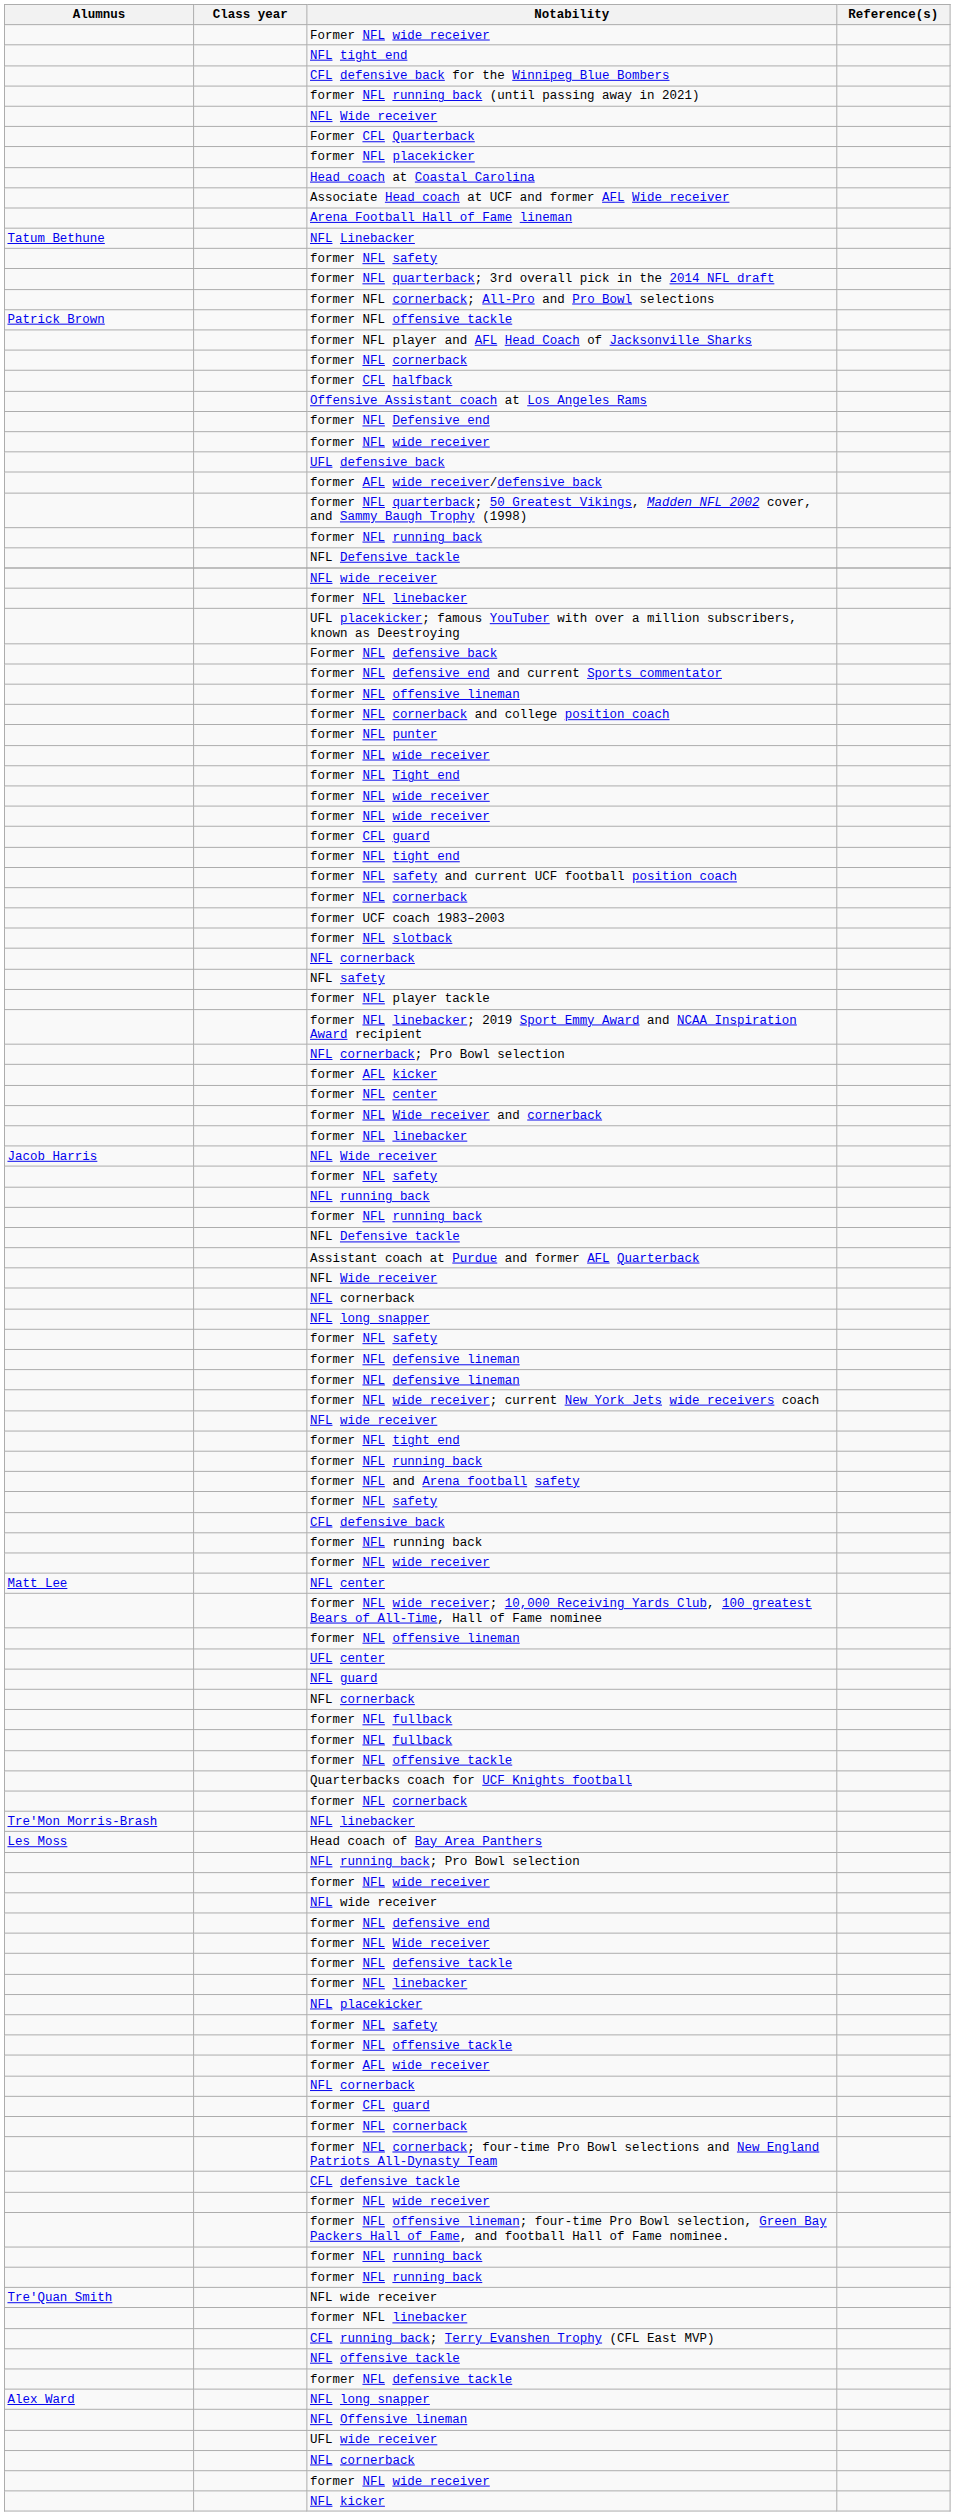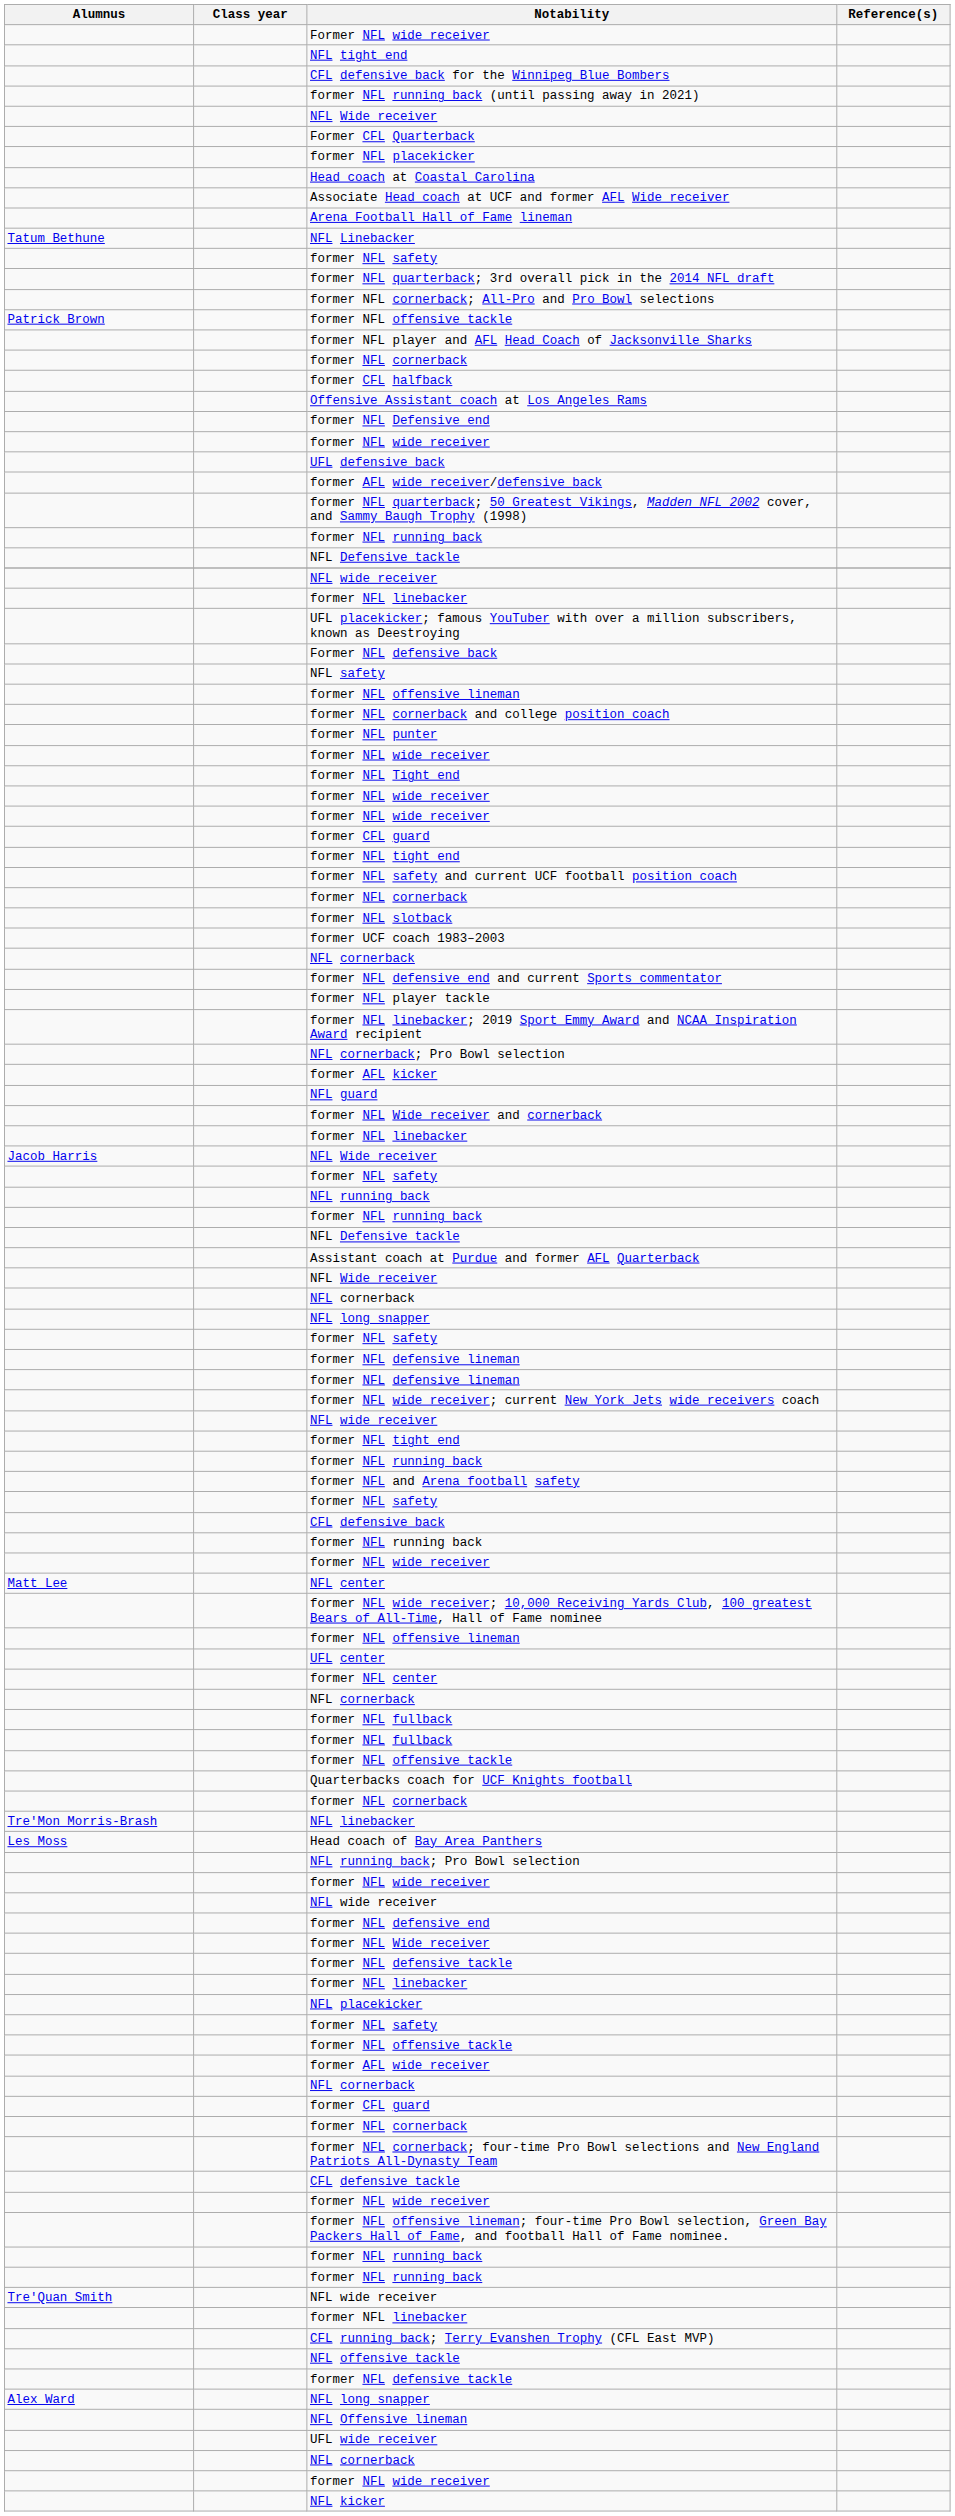rows swapped: (99, 674) <-> (99, 979)
rows swapped: (99, 938) <-> (99, 918)
rows swapped: (99, 1095) <-> (99, 1679)
